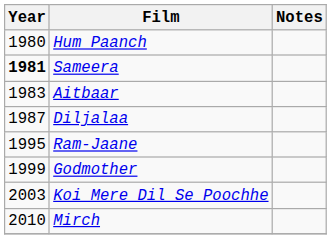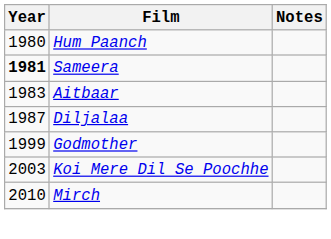- row: (95, 144)
